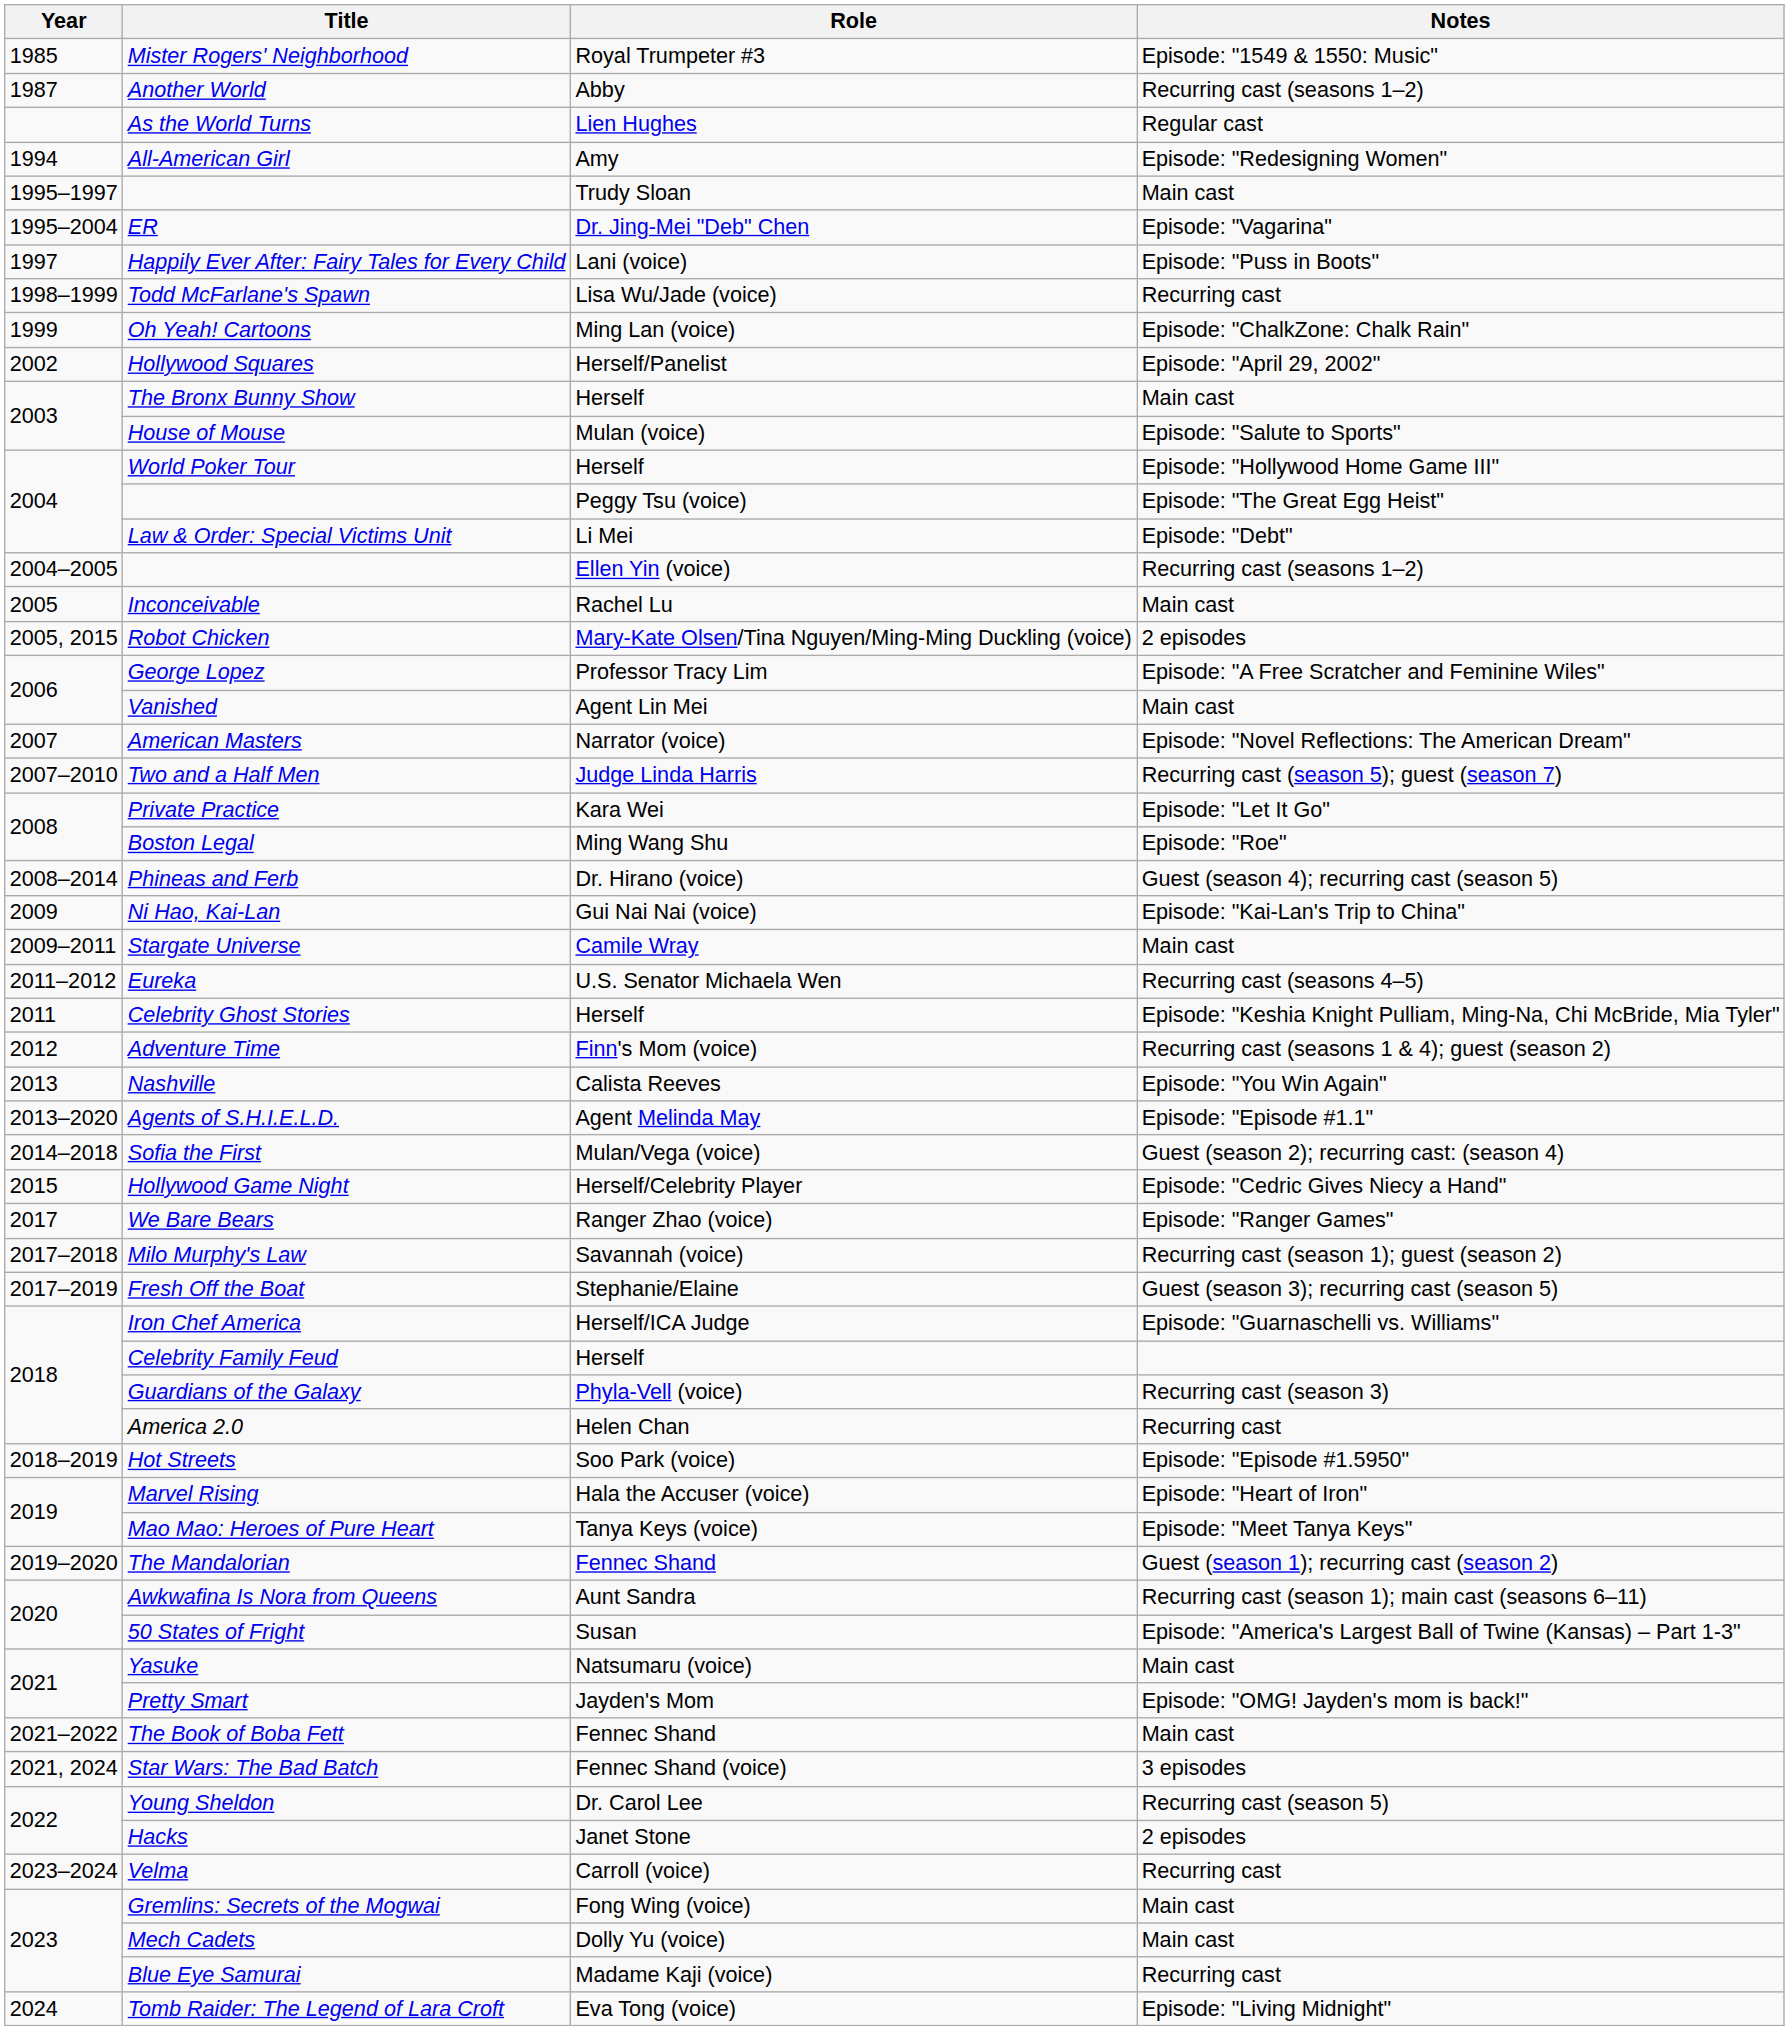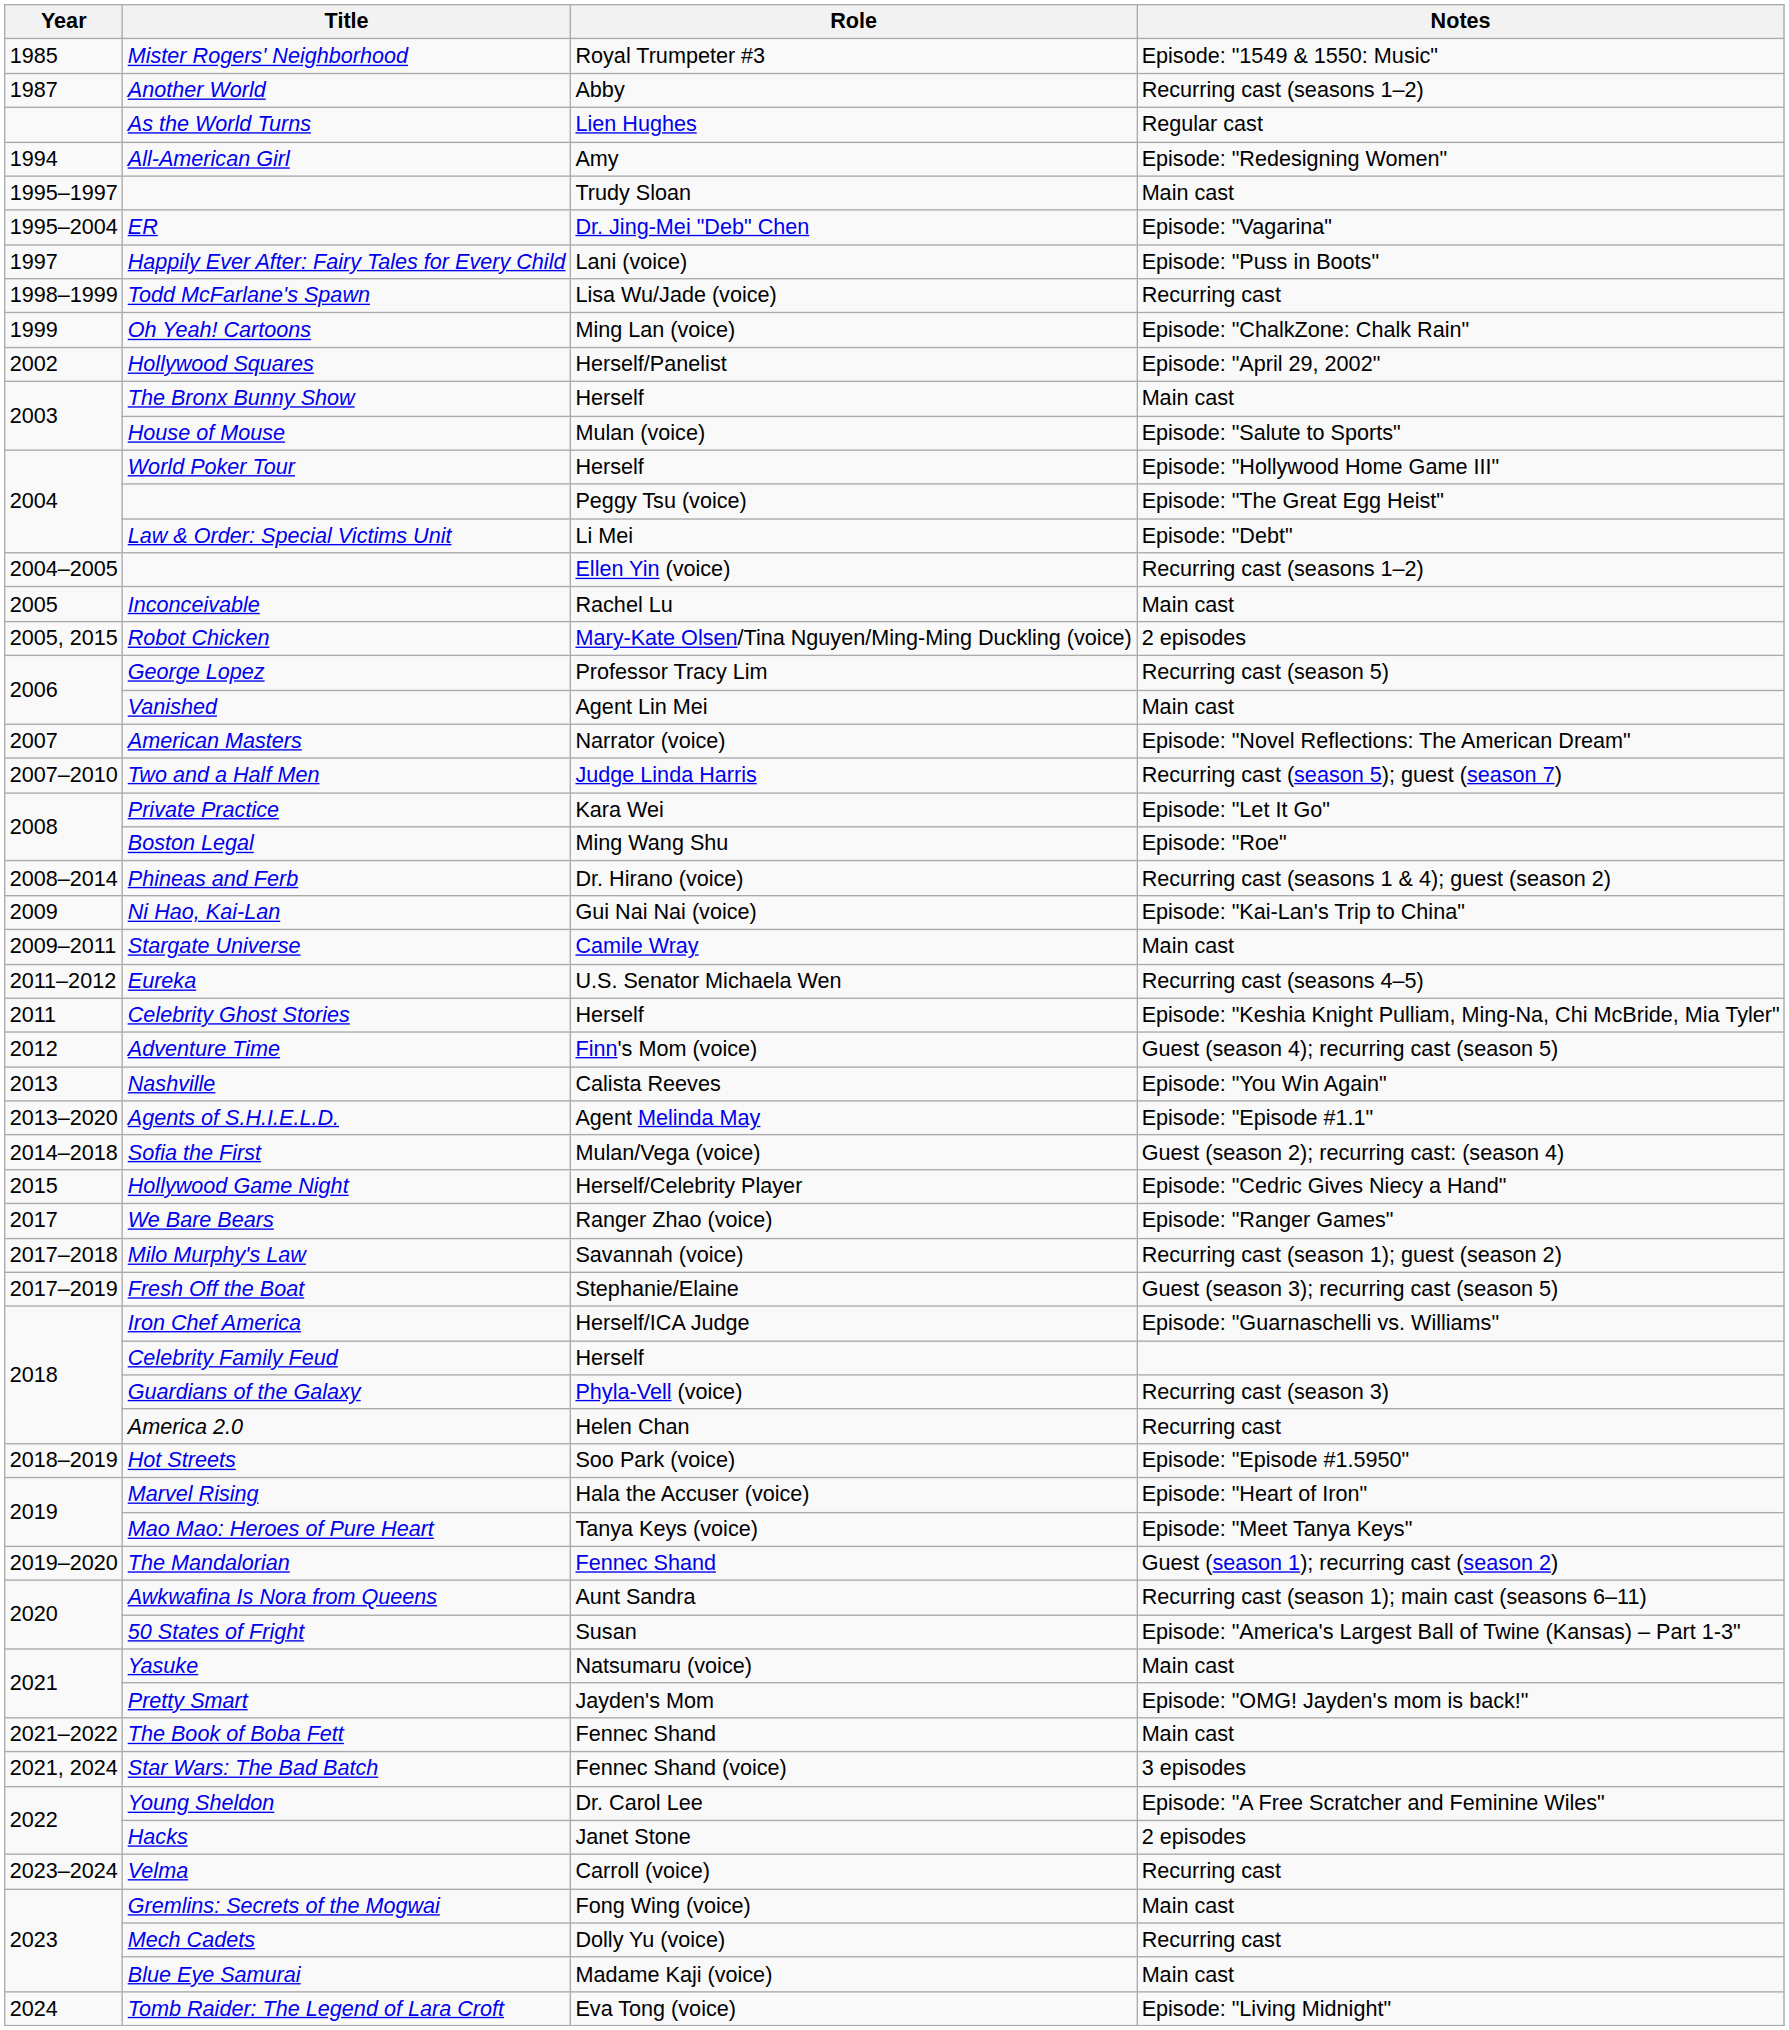(1373, 672) Episode: "A Free Scratcher and Feminine Wiles" -> (1265, 672) Recurring cast (season 5)
(1350, 878) Guest (season 4); recurring cast (season 5) -> (1376, 878) Recurring cast (seasons 1 & 4); guest (season 2)
(1376, 1049) Recurring cast (seasons 1 & 4); guest (season 2) -> (1350, 1049) Guest (season 4); recurring cast (season 5)
(1265, 1802) Recurring cast (season 5) -> (1373, 1802) Episode: "A Free Scratcher and Feminine Wiles"
(1188, 1939) Main cast -> (1211, 1939) Recurring cast
(1211, 1974) Recurring cast -> (1188, 1974) Main cast
